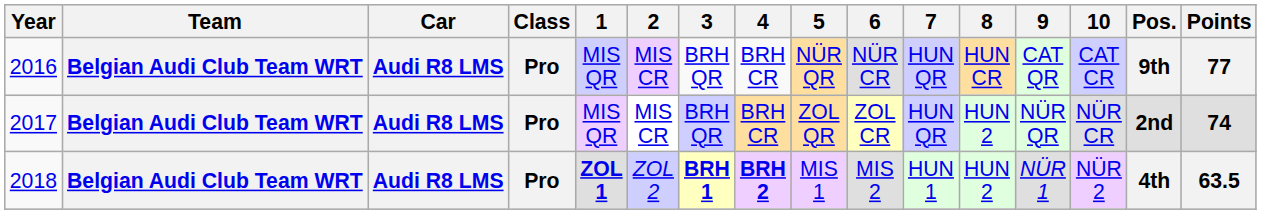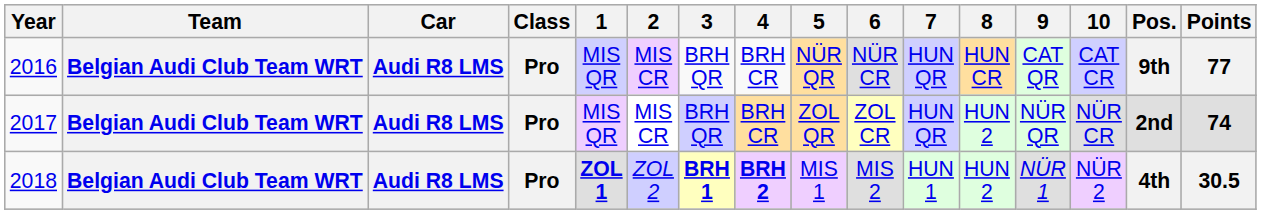(1219, 180) 63.5 -> (1219, 180) 30.5
